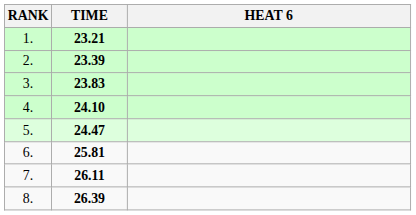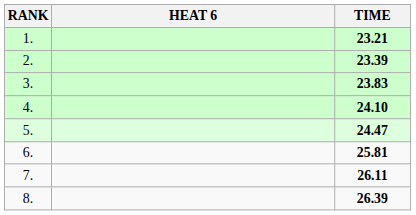columns swapped: (269, 16) <-> (89, 16)
